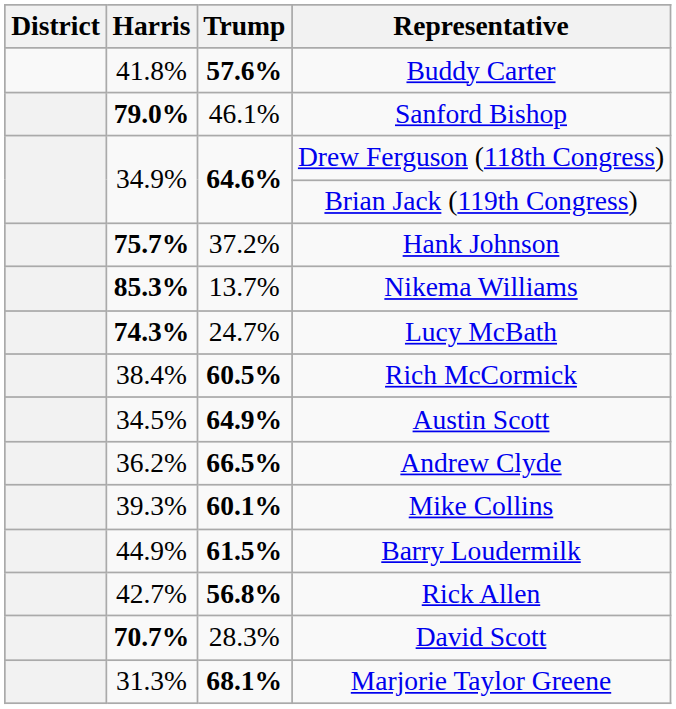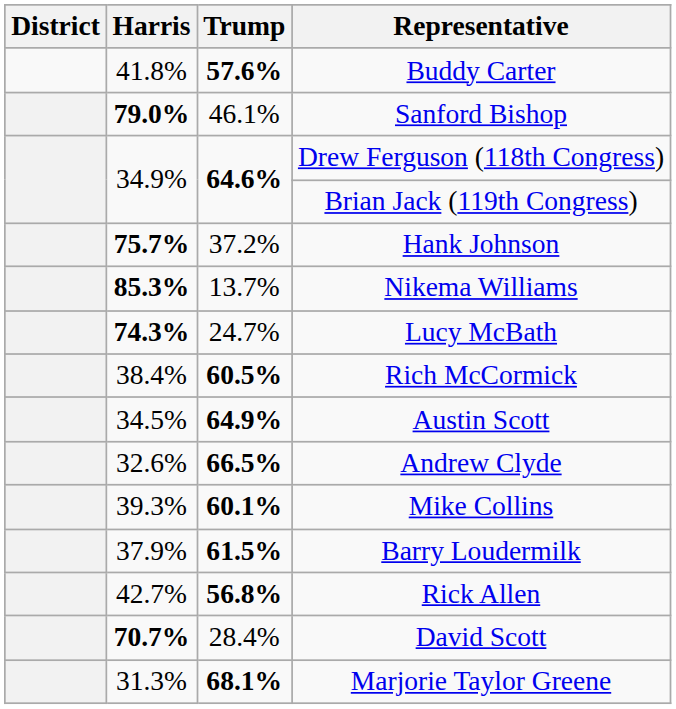(152, 462) 36.2% -> (152, 462) 32.6%
(152, 550) 44.9% -> (152, 550) 37.9%
(244, 637) 28.3% -> (244, 637) 28.4%
